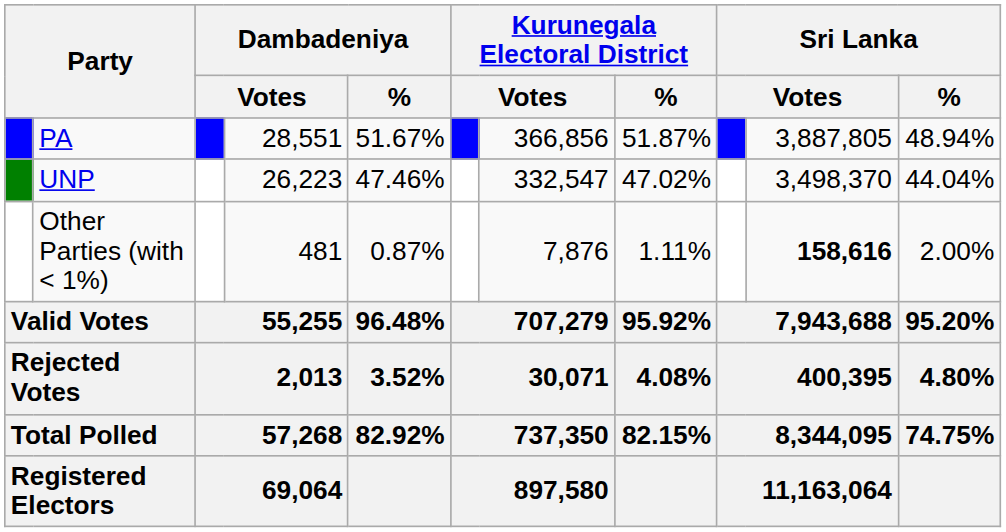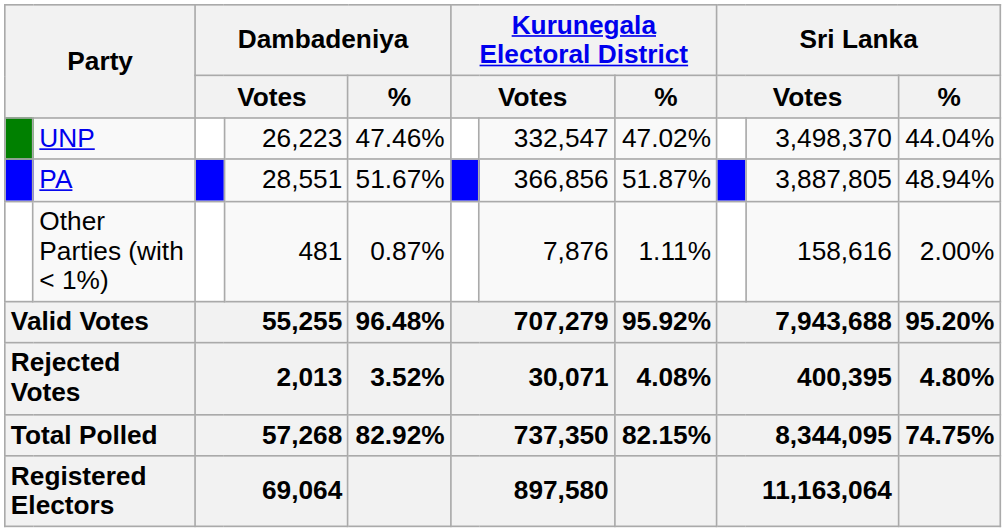rows swapped: (56, 138) <-> (67, 179)
(844, 250) bold -> (844, 250) normal
